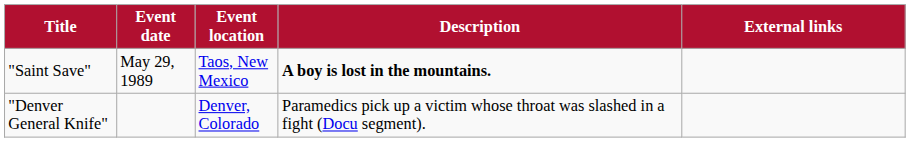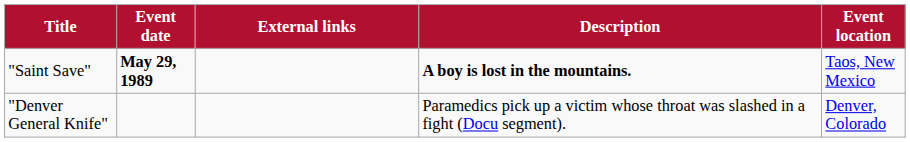columns swapped: (237, 26) <-> (793, 26)
(147, 70) normal -> (148, 70) bold
